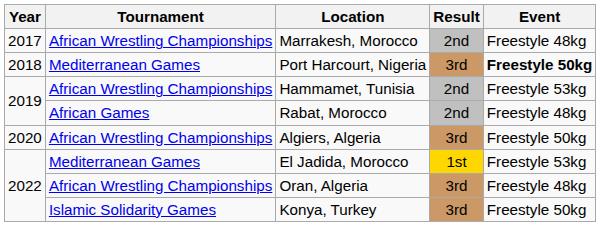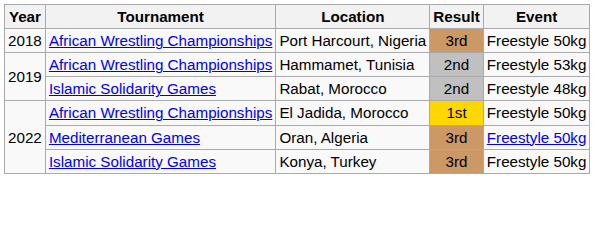- row: (349, 41)
(124, 65) Mediterranean Games -> (161, 41) African Wrestling Championships
(540, 65) bold -> (537, 41) normal
(99, 113) African Games -> (132, 89) Islamic Solidarity Games
- row: (330, 137)
(124, 161) Mediterranean Games -> (161, 113) African Wrestling Championships
(537, 161) Freestyle 53kg -> (537, 113) Freestyle 50kg
(161, 185) African Wrestling Championships -> (124, 137) Mediterranean Games
(537, 185) Freestyle 48kg -> (537, 137) Freestyle 50kg
